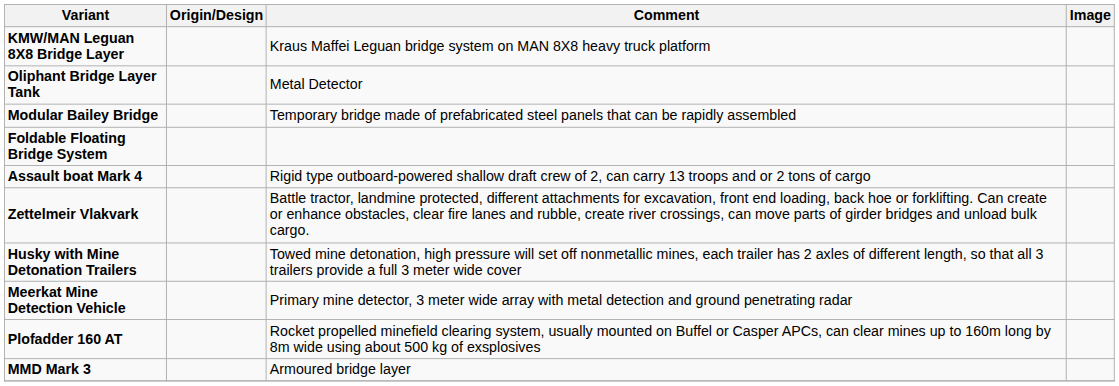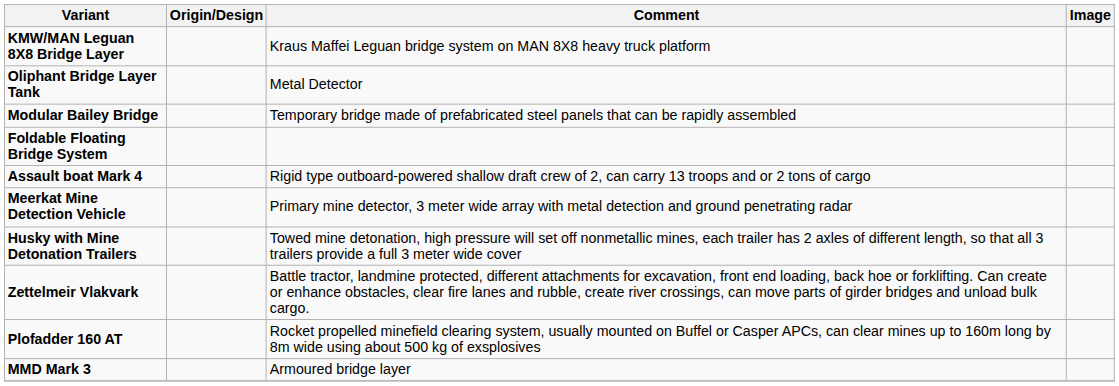rows swapped: (67, 300) <-> (73, 215)
